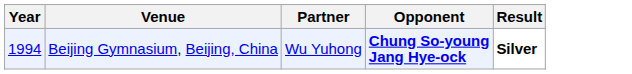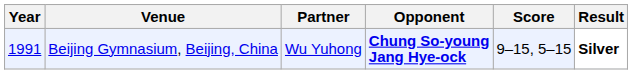+ column: (534, 17)
(25, 49) 1994 -> (25, 49) 1991
